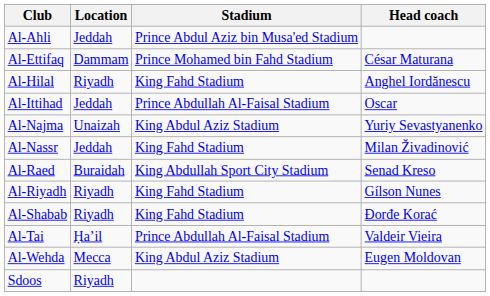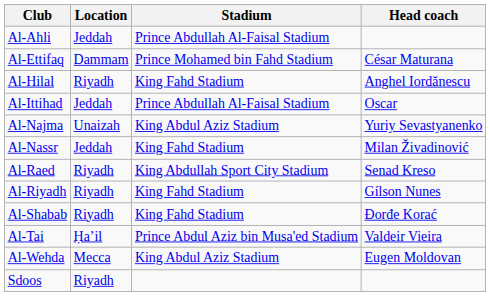(247, 37) Prince Abdul Aziz bin Musa'ed Stadium -> (232, 37) Prince Abdullah Al-Faisal Stadium
(99, 170) Buraidah -> (94, 170) Riyadh
(232, 236) Prince Abdullah Al-Faisal Stadium -> (247, 236) Prince Abdul Aziz bin Musa'ed Stadium
